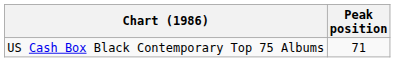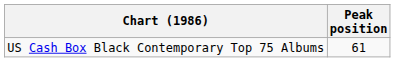(359, 47) 71 -> (359, 47) 61
